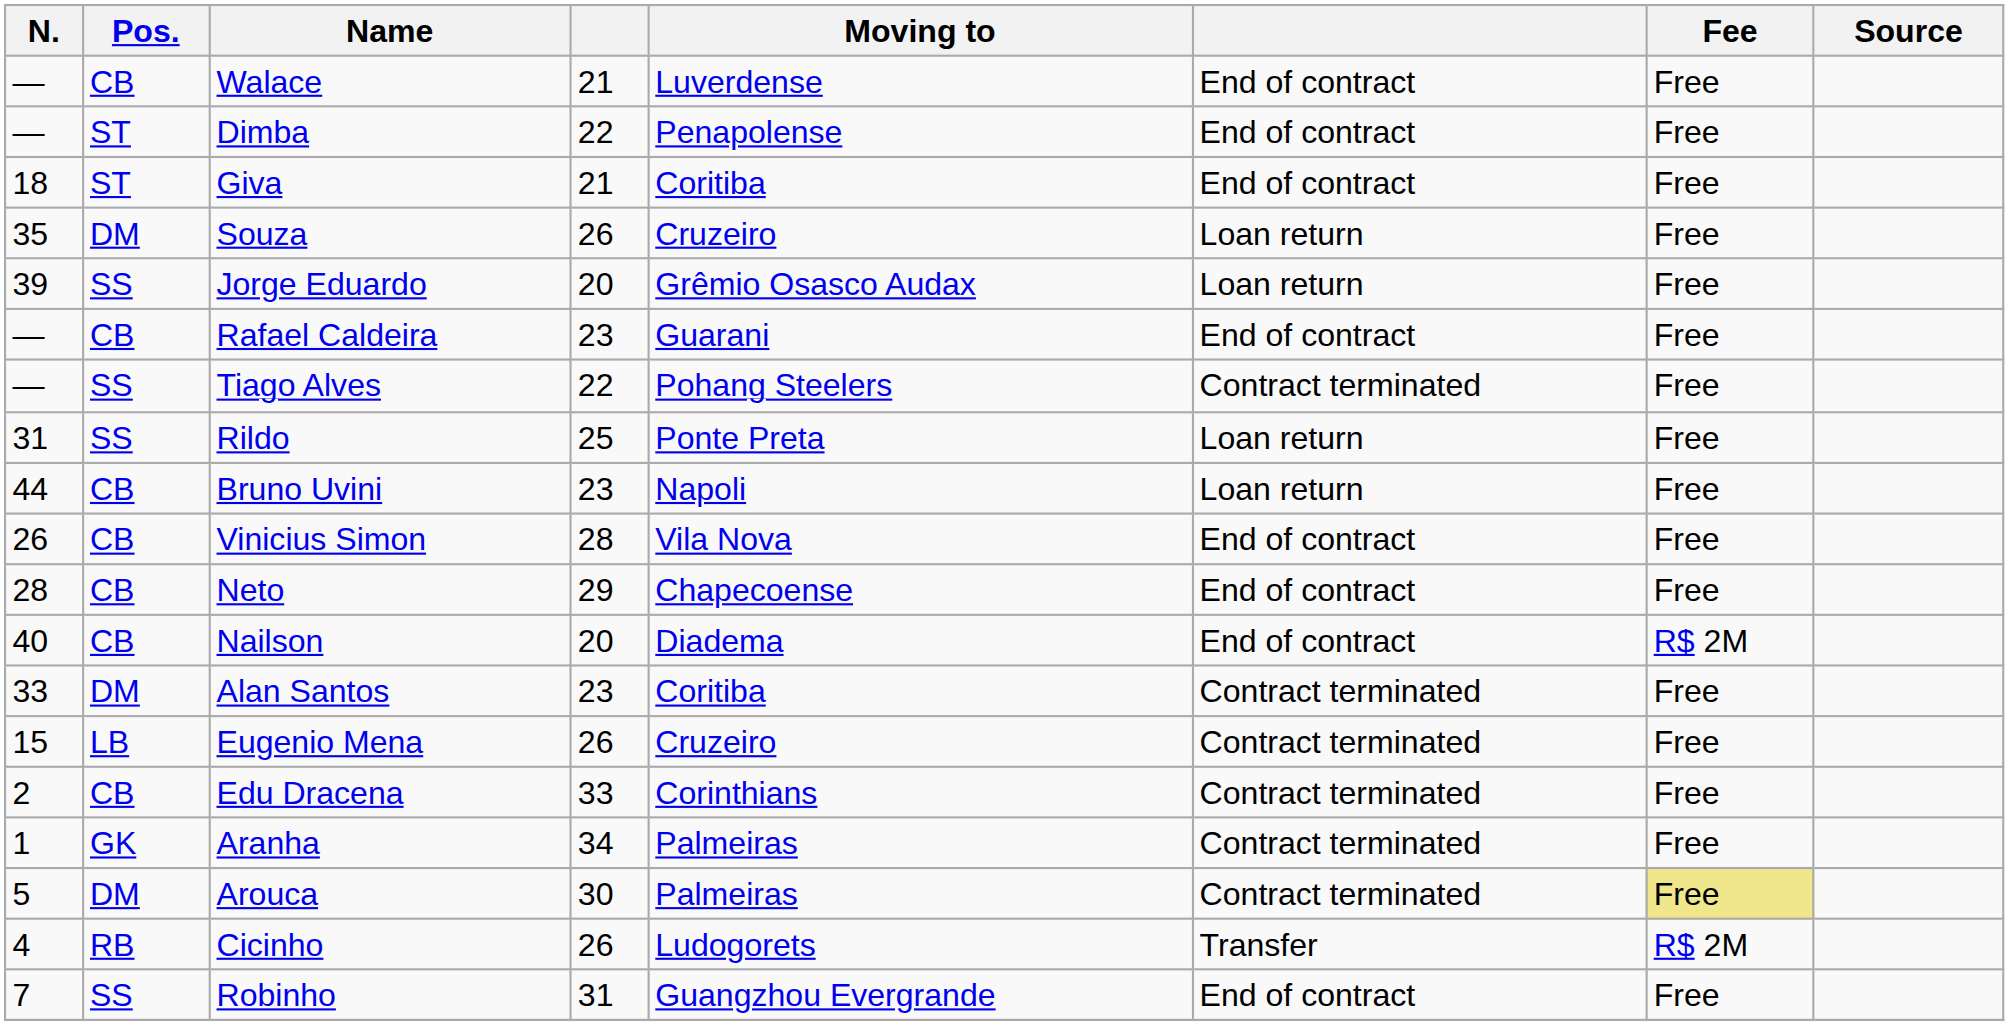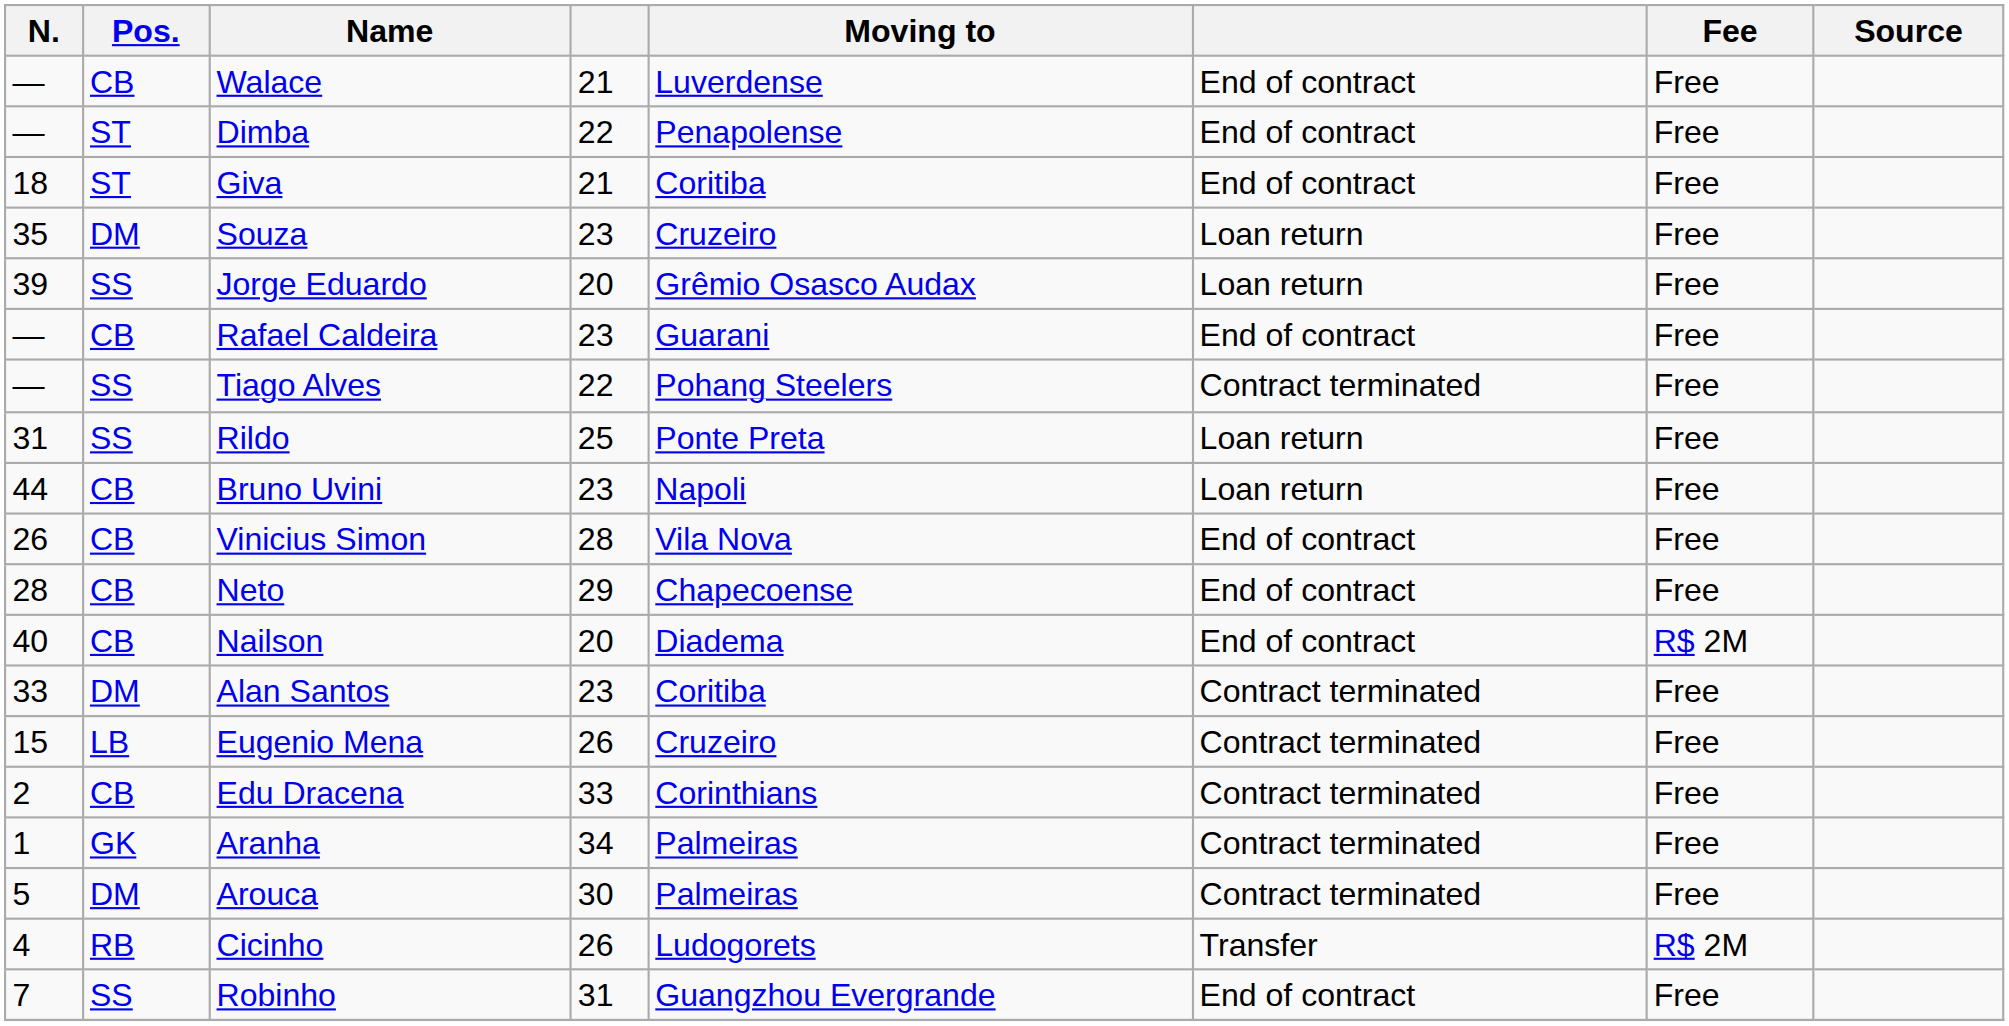(596, 234) 26 -> (596, 234) 23
(1687, 894) khaki background -> (1687, 894) no background
